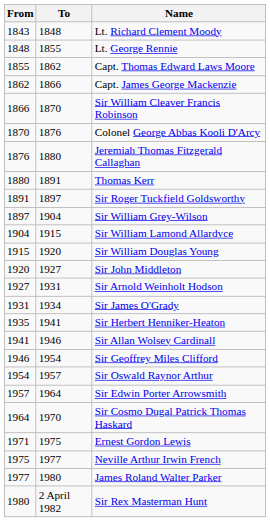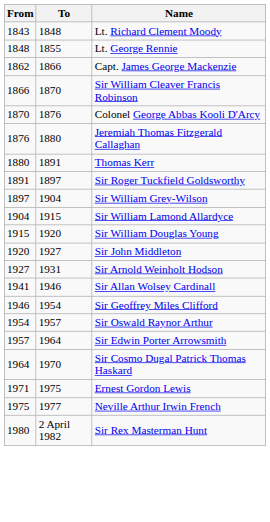- row: (175, 66)
- row: (137, 305)
- row: (160, 322)
- row: (158, 477)
